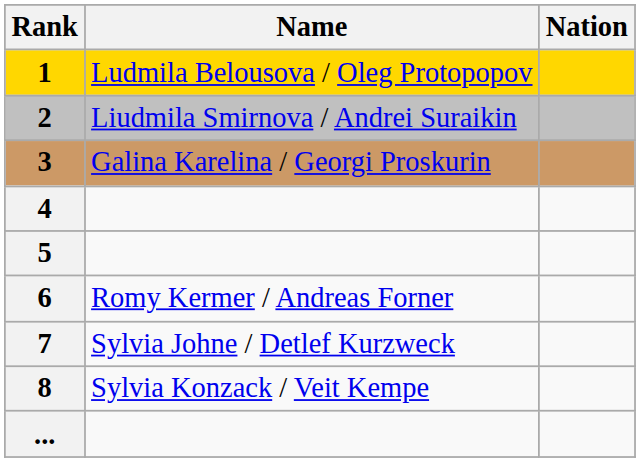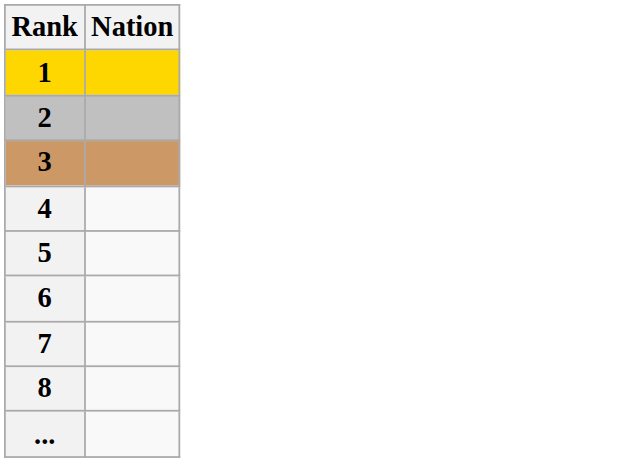- column: (312, 27)
